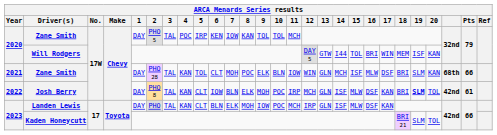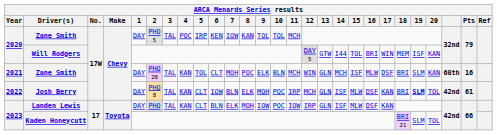(294, 72) IOW -> (294, 72) MCH
(469, 72) 66 -> (469, 72) 16
(294, 106) MCH -> (294, 106) IOW
